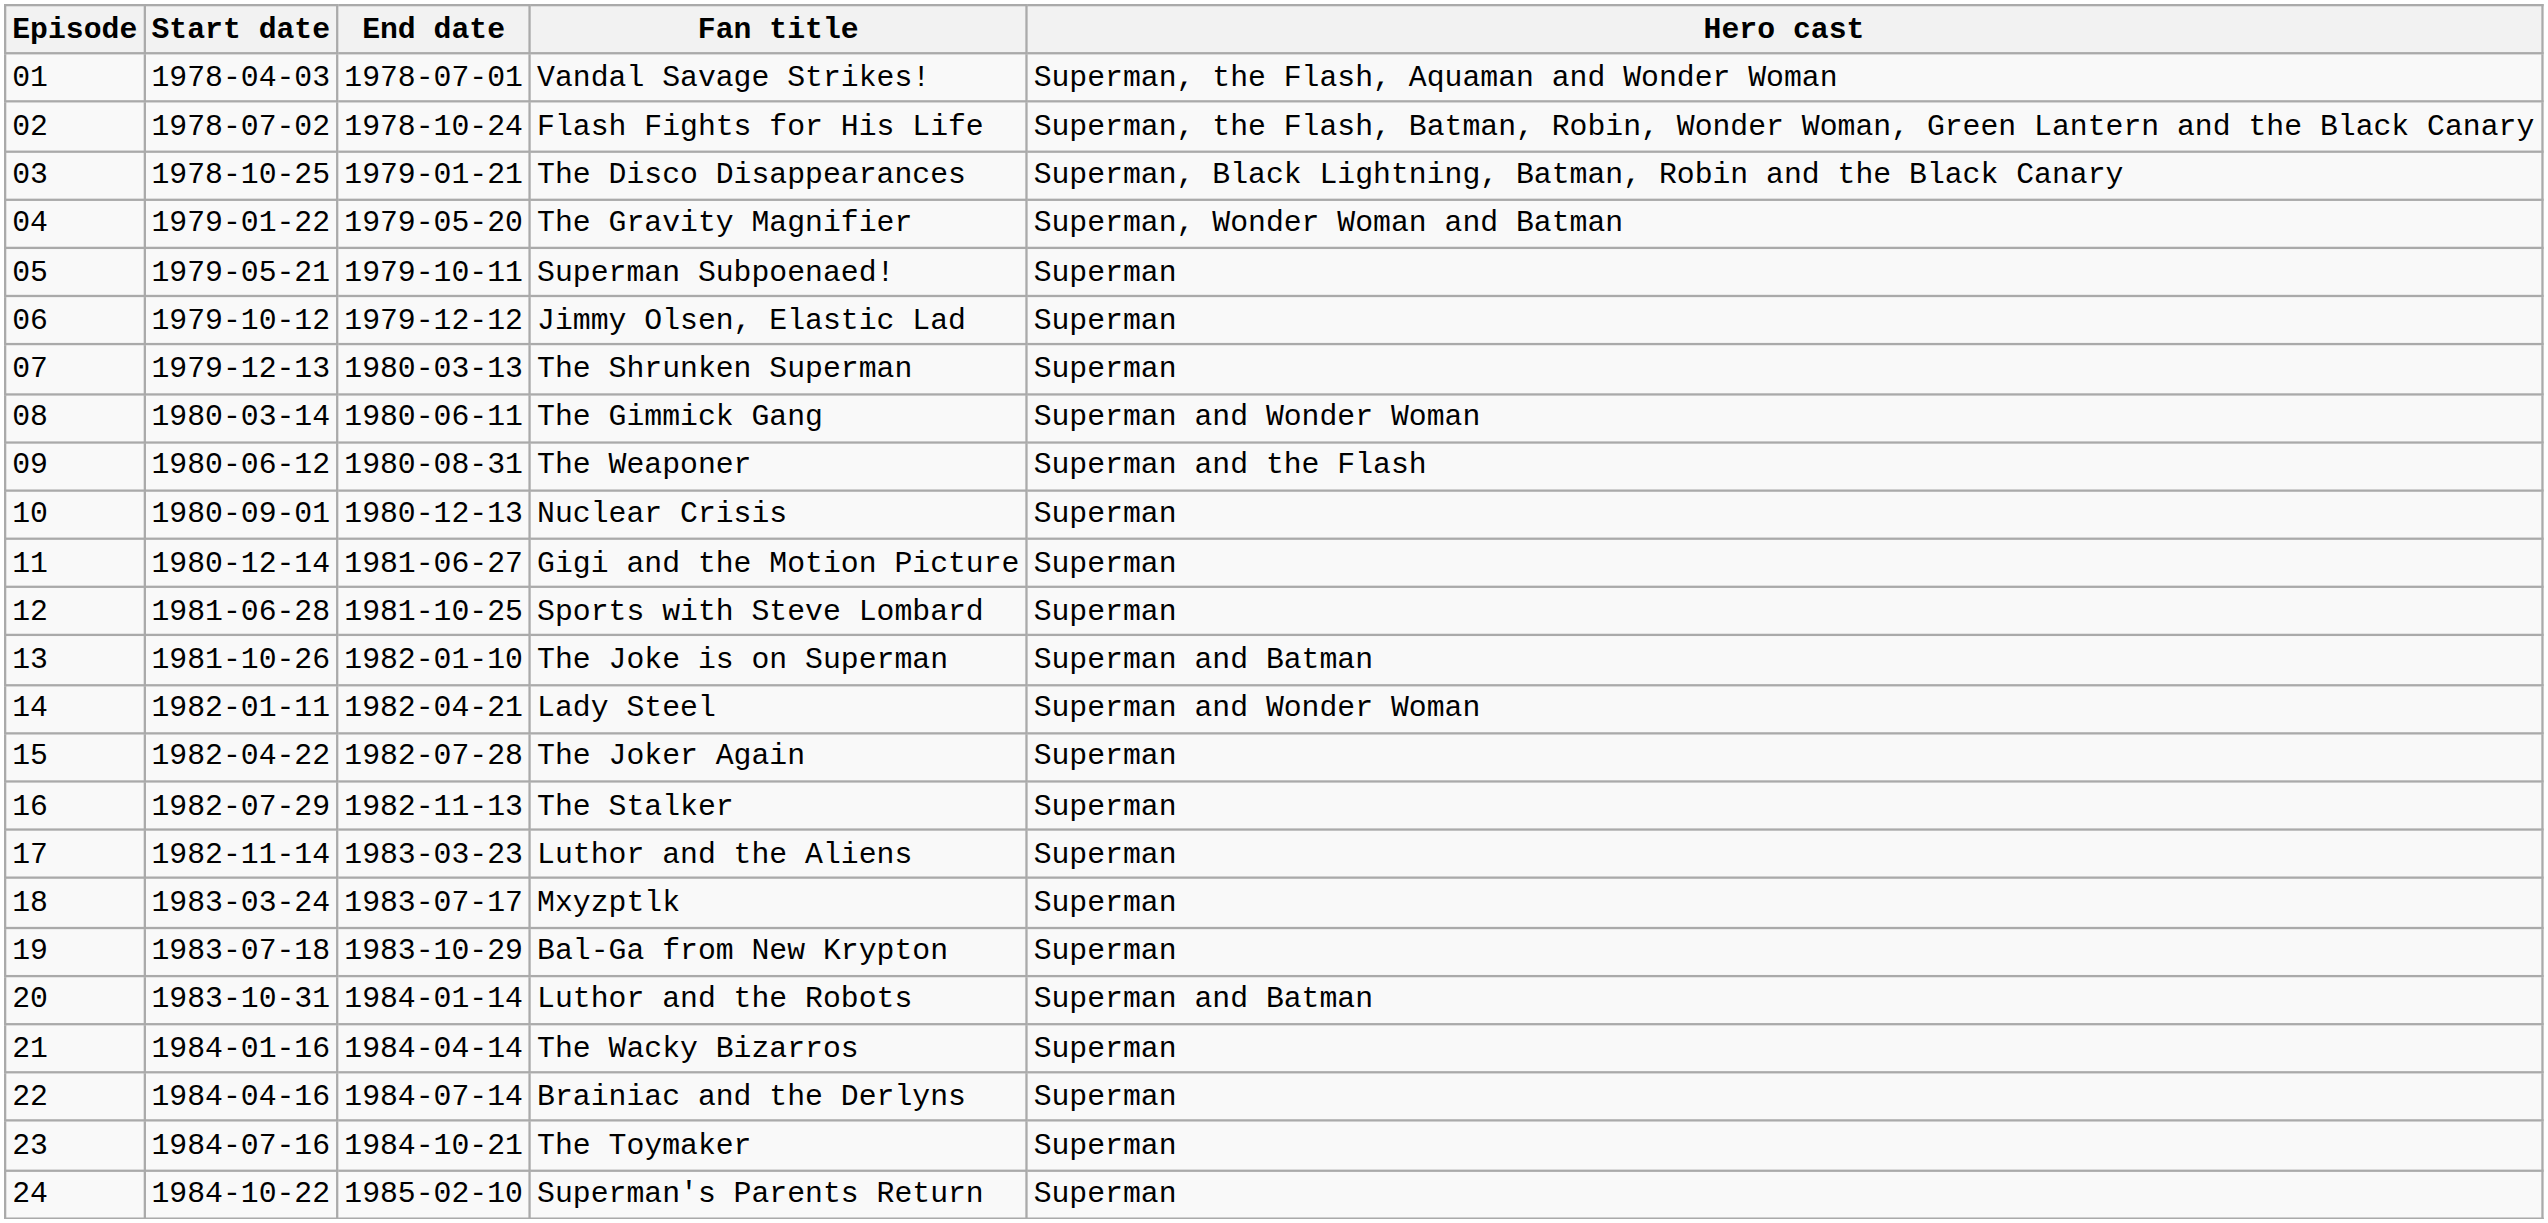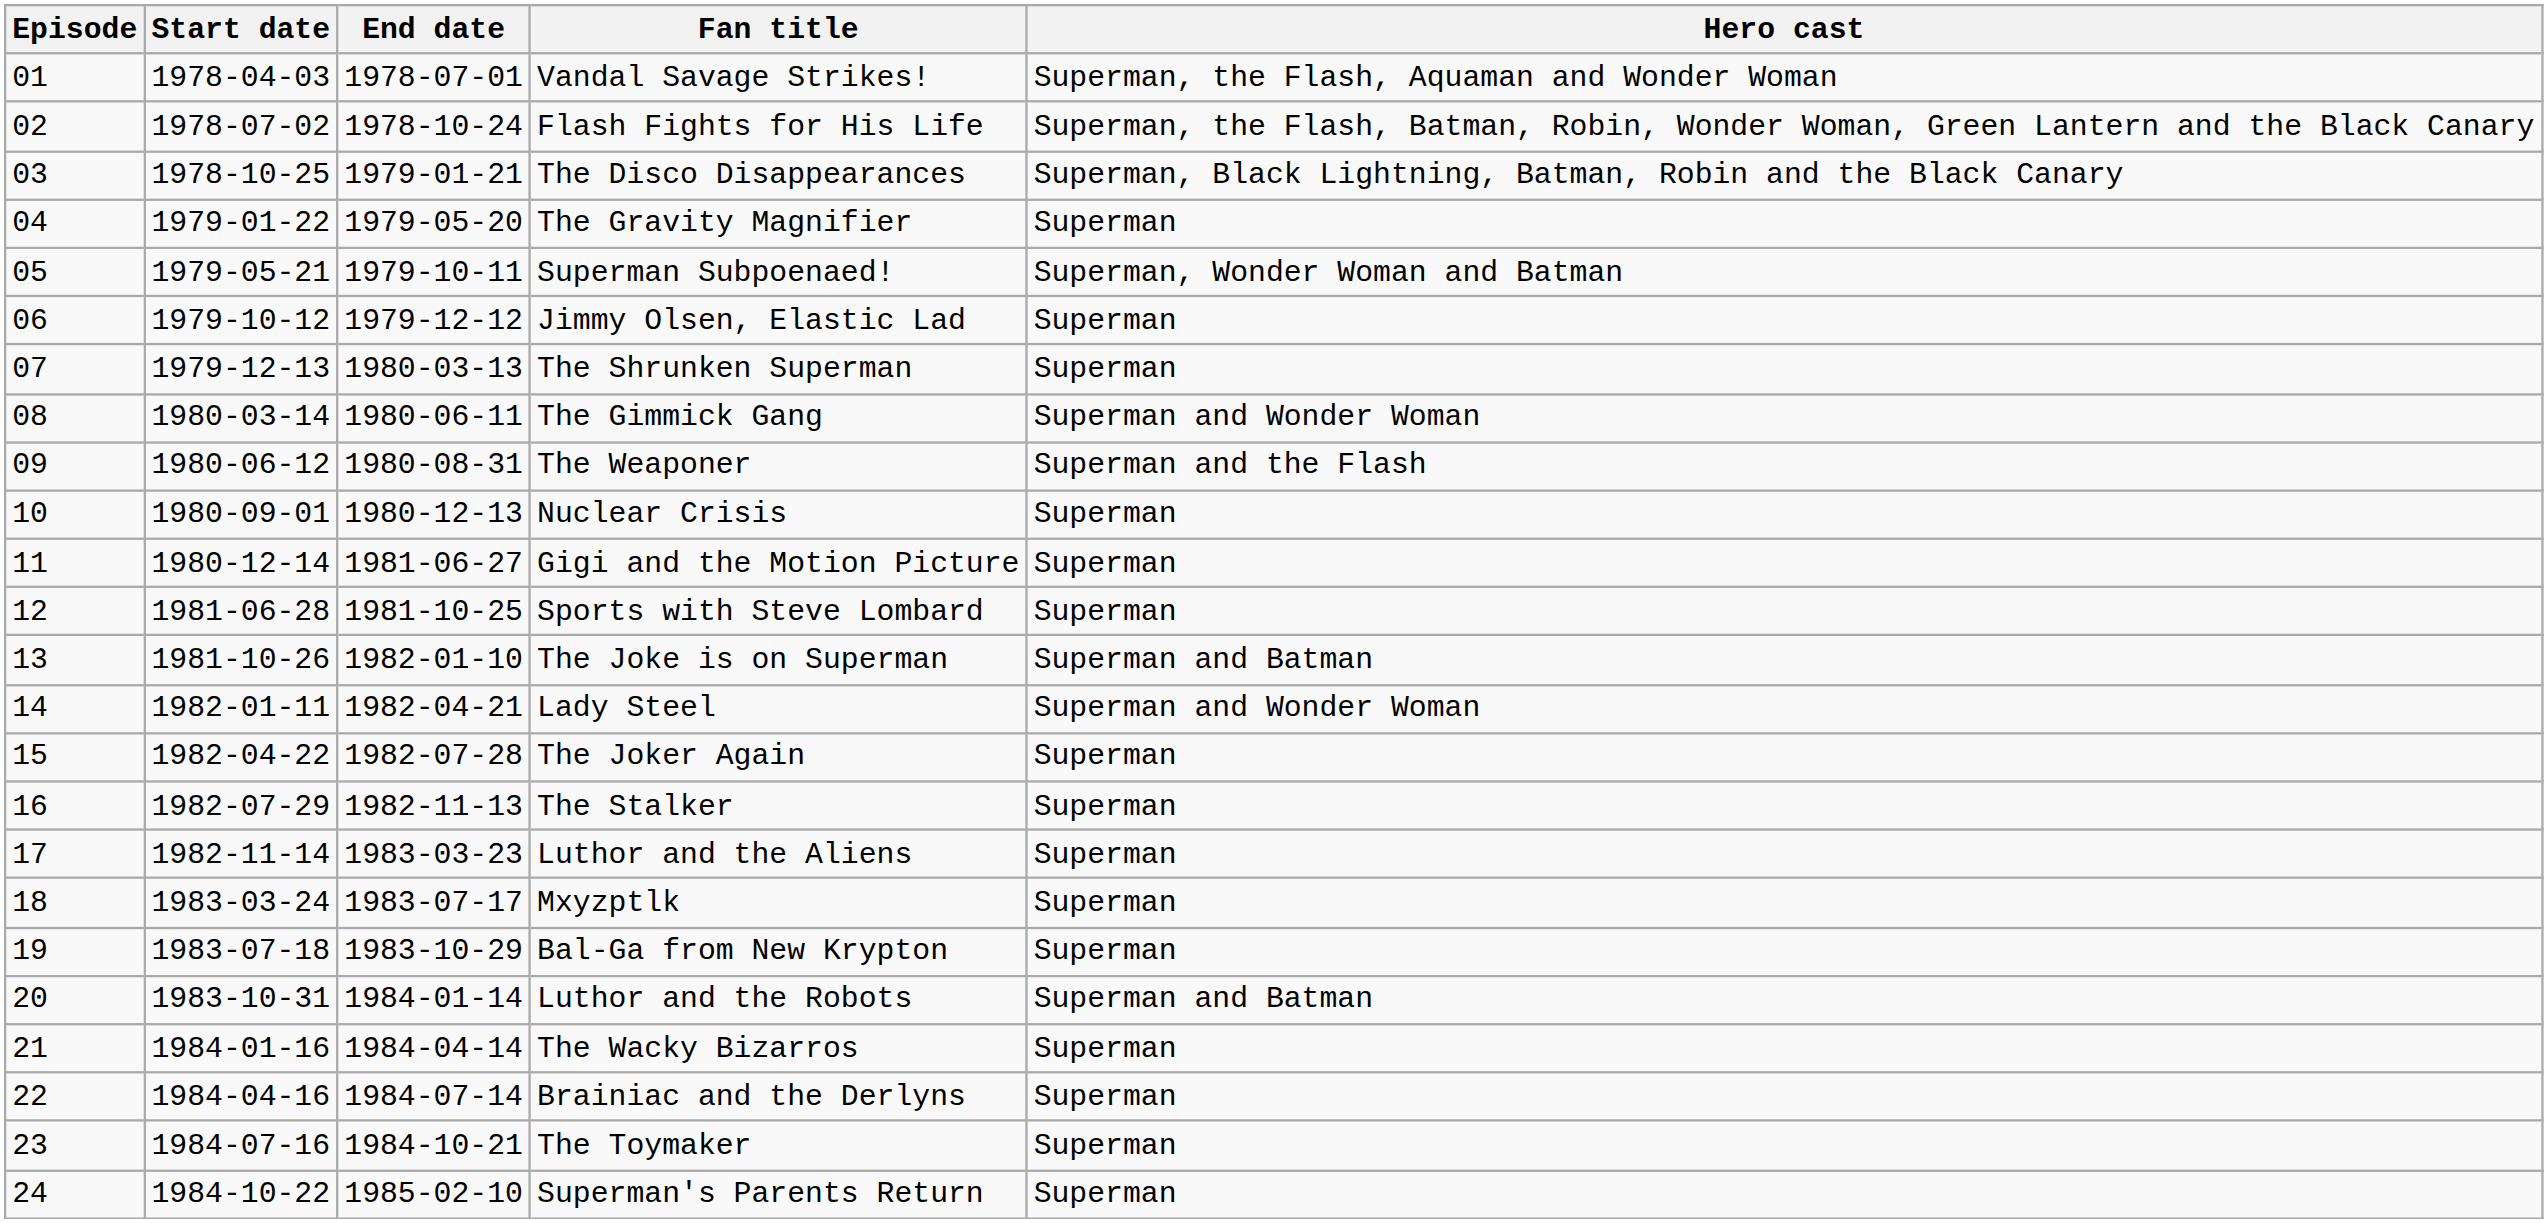(1328, 223) Superman, Wonder Woman and Batman -> (1105, 223) Superman
(1105, 272) Superman -> (1328, 272) Superman, Wonder Woman and Batman
